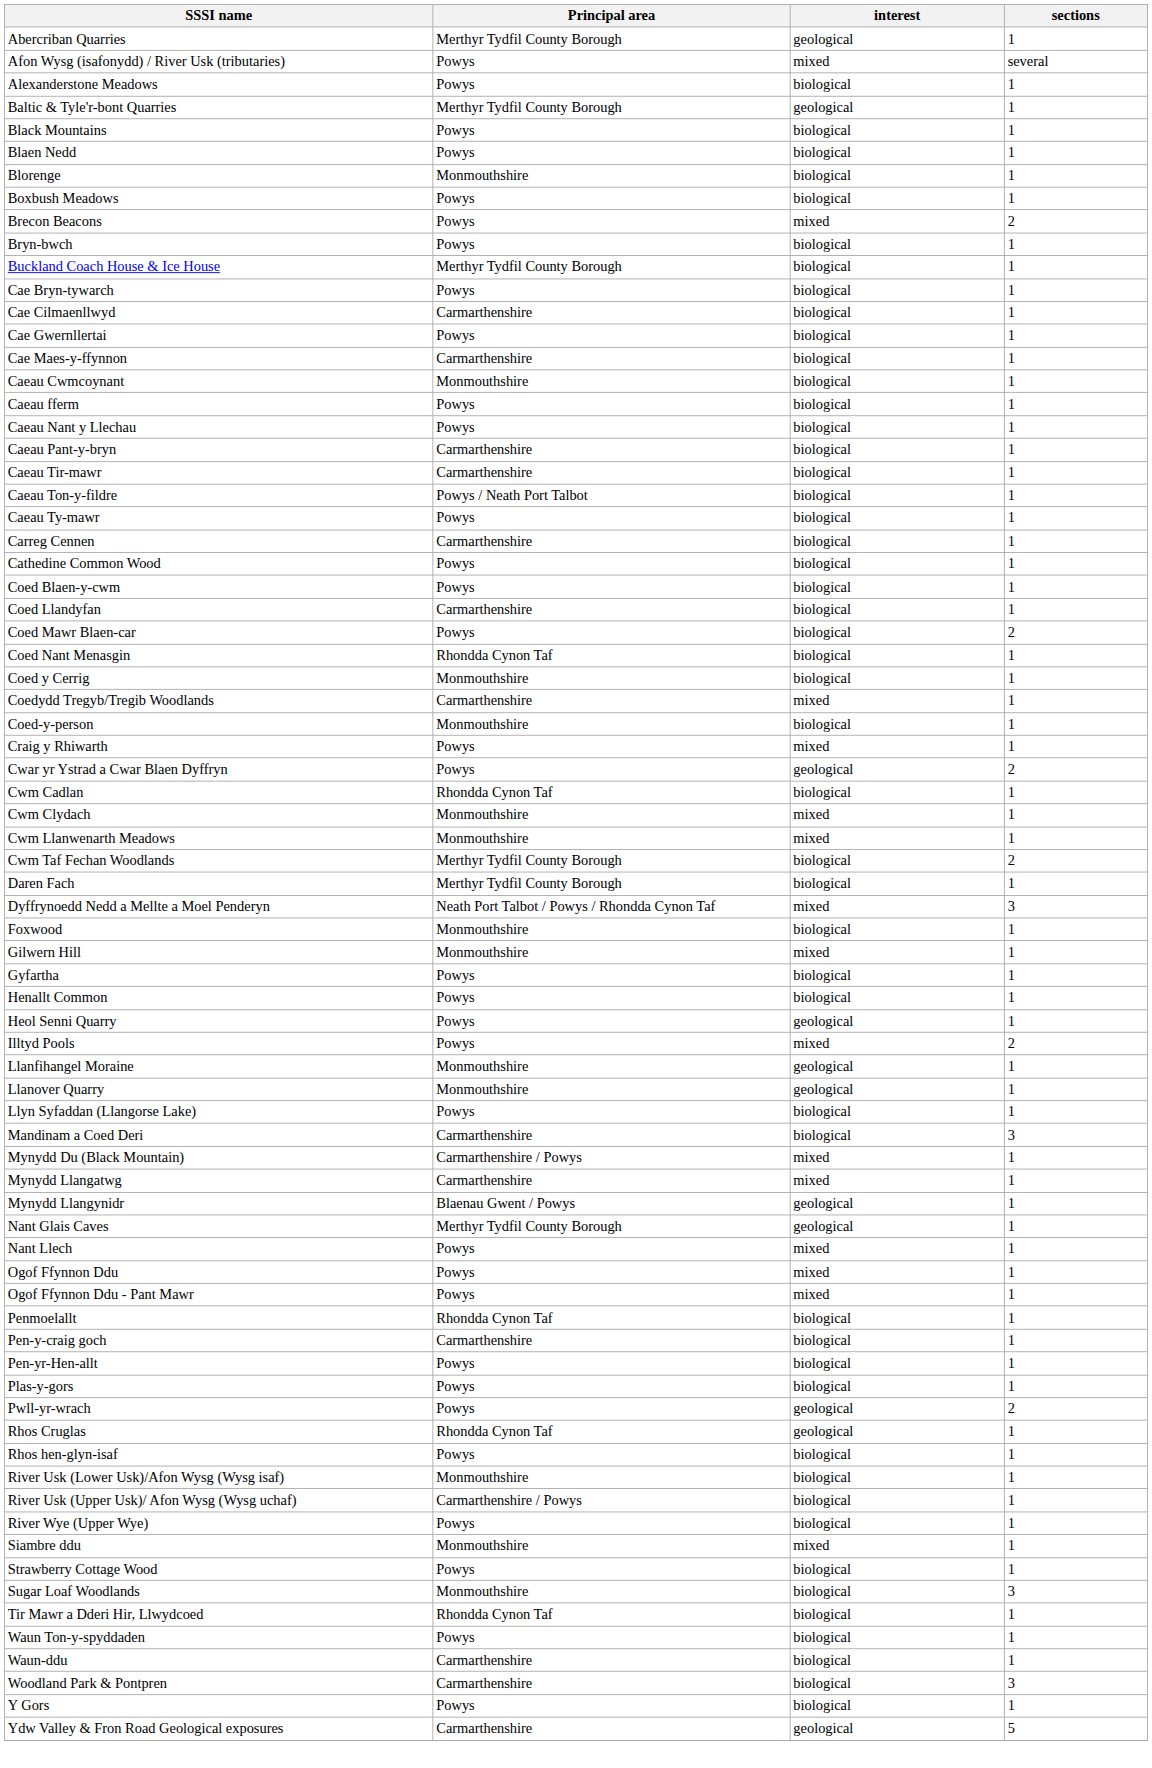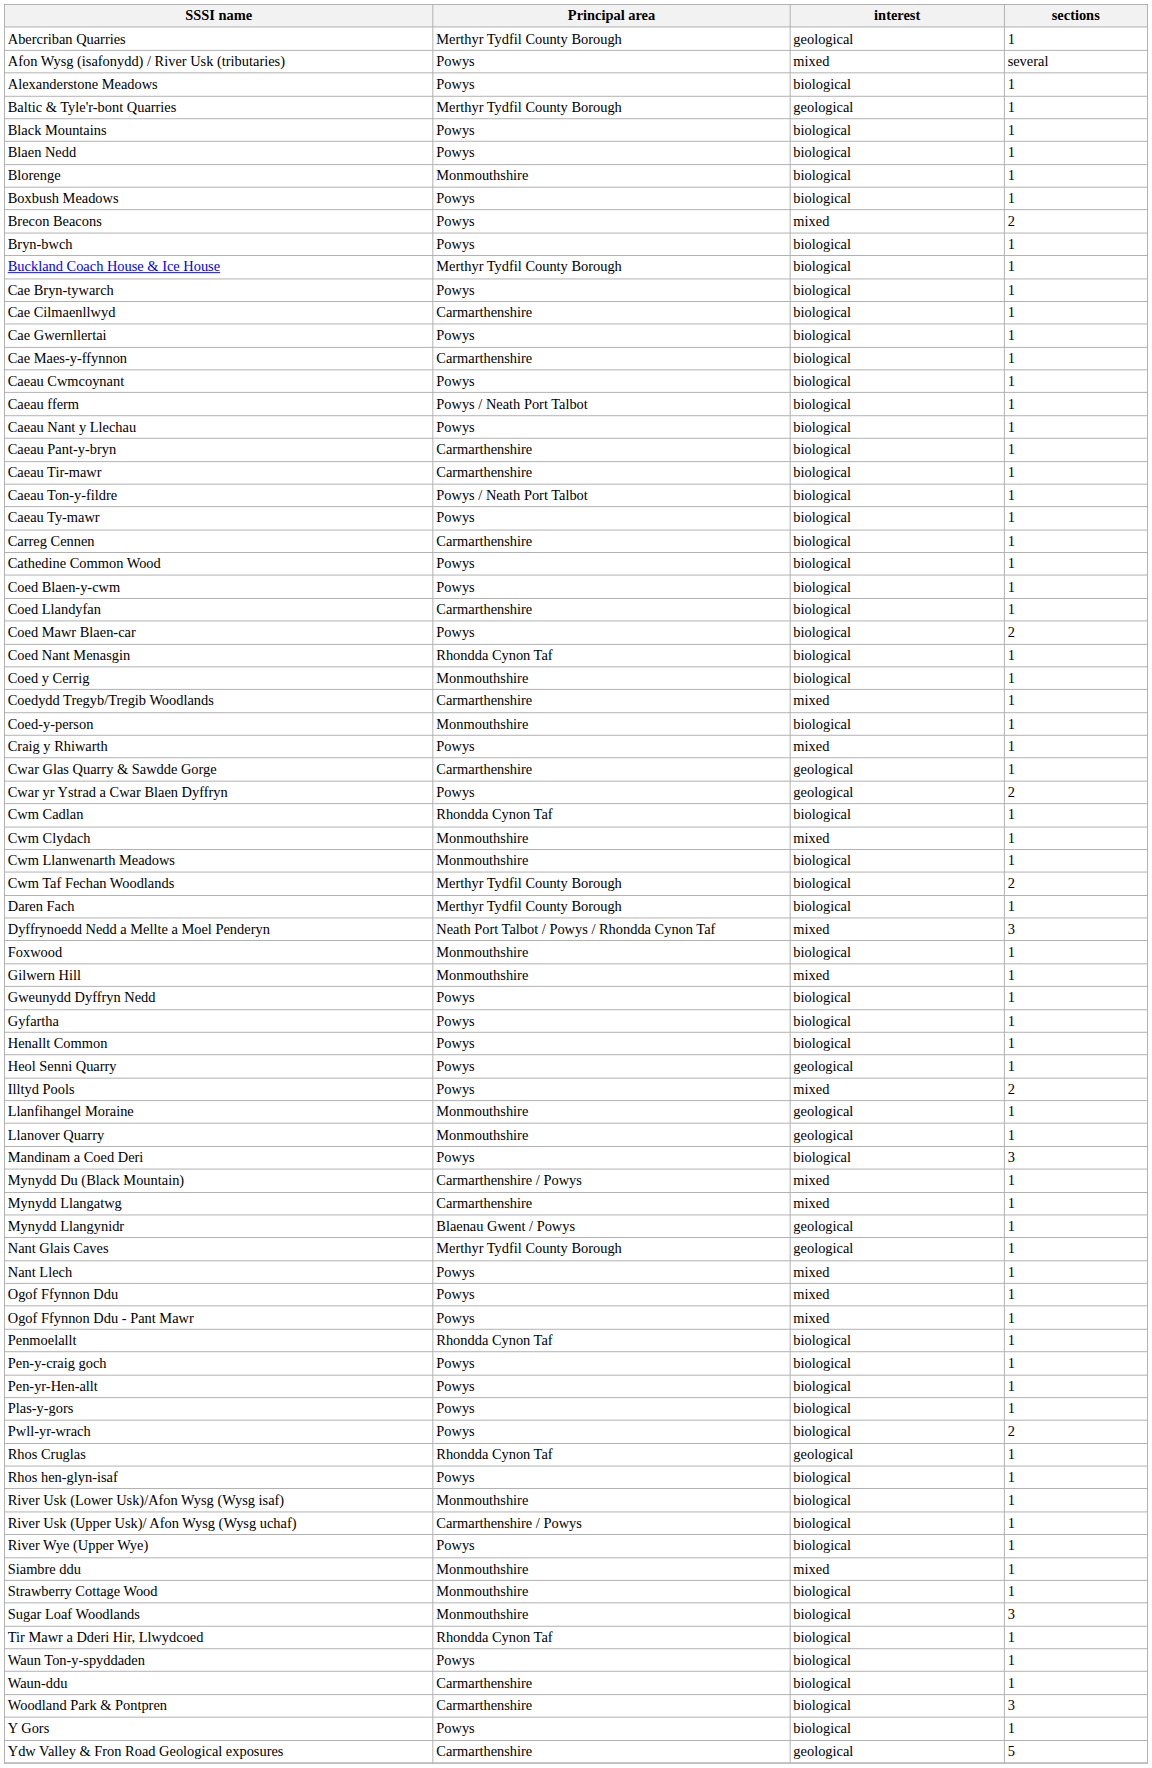(482, 381) Monmouthshire -> (455, 381) Powys
(455, 404) Powys -> (512, 404) Powys / Neath Port Talbot
+ row: (112, 769)
(811, 838) mixed -> (822, 860) biological
+ row: (82, 997)
- row: (102, 1112)
(484, 1134) Carmarthenshire -> (455, 1157) Powys
(484, 1340) Carmarthenshire -> (455, 1363) Powys
(823, 1409) geological -> (822, 1431) biological
(455, 1568) Powys -> (482, 1591) Monmouthshire
